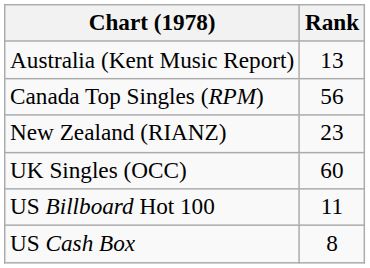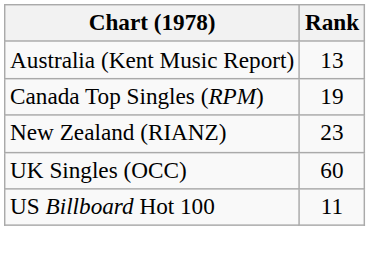(332, 96) 56 -> (332, 96) 19
- row: (73, 243)
